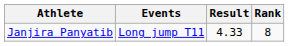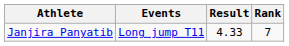(268, 32) 8 -> (268, 32) 7
